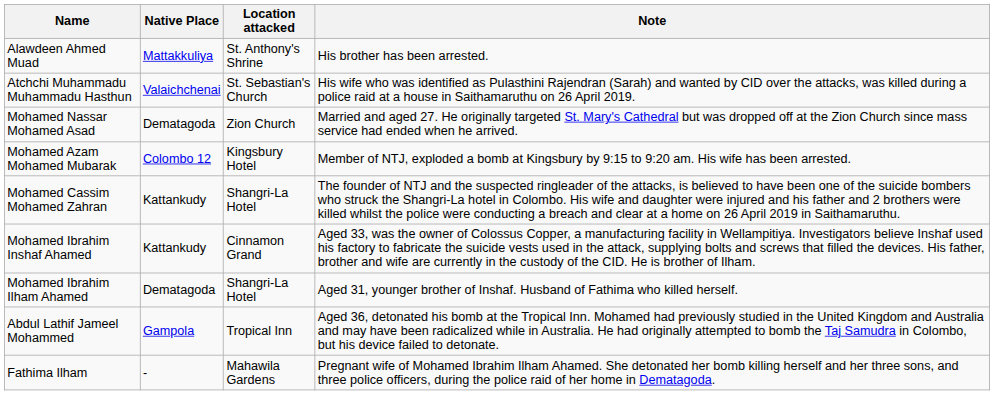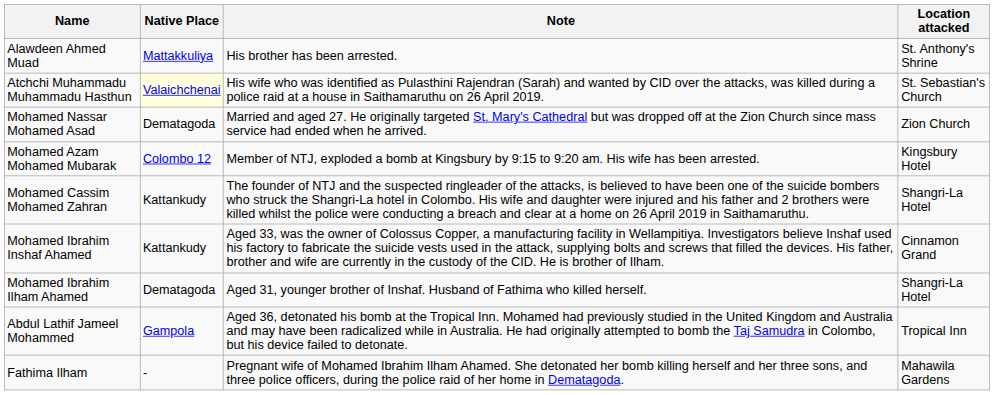columns swapped: (269, 21) <-> (652, 21)
(182, 90) no background -> (182, 90) lightyellow background
